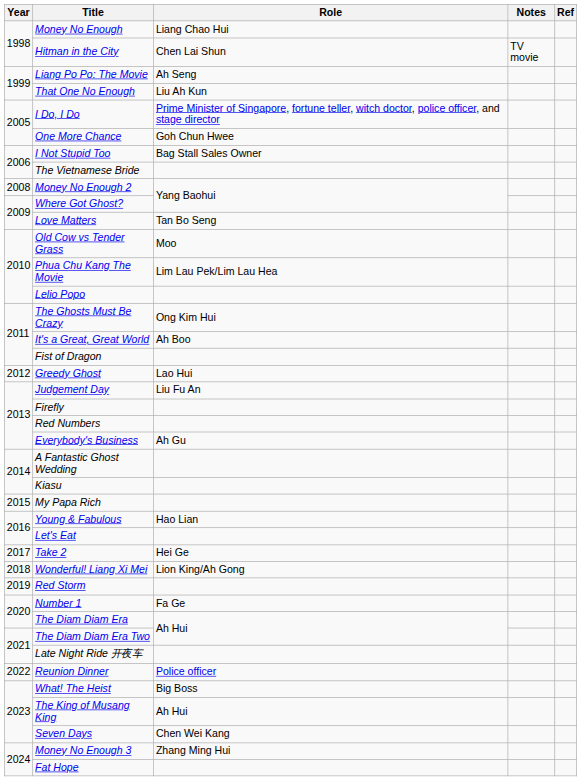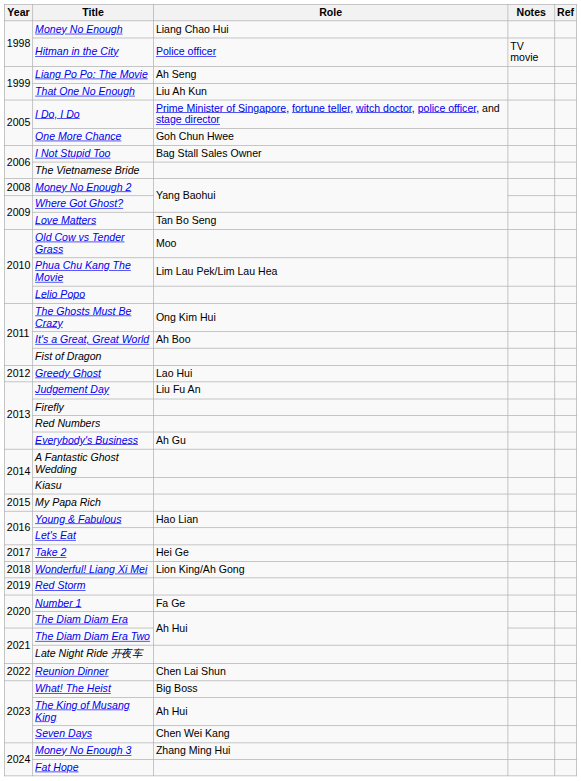(191, 52) Chen Lai Shun -> (186, 52) Police officer
(186, 672) Police officer -> (191, 672) Chen Lai Shun
